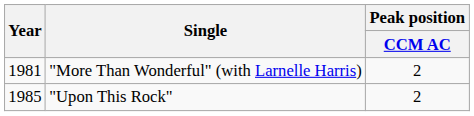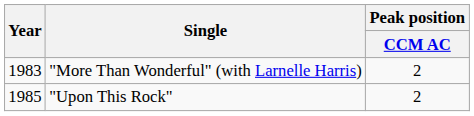(25, 70) 1981 -> (25, 70) 1983
